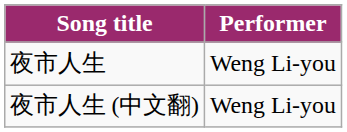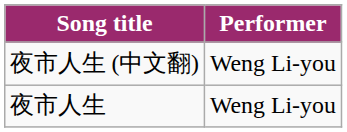rows swapped: (105, 104) <-> (58, 62)
